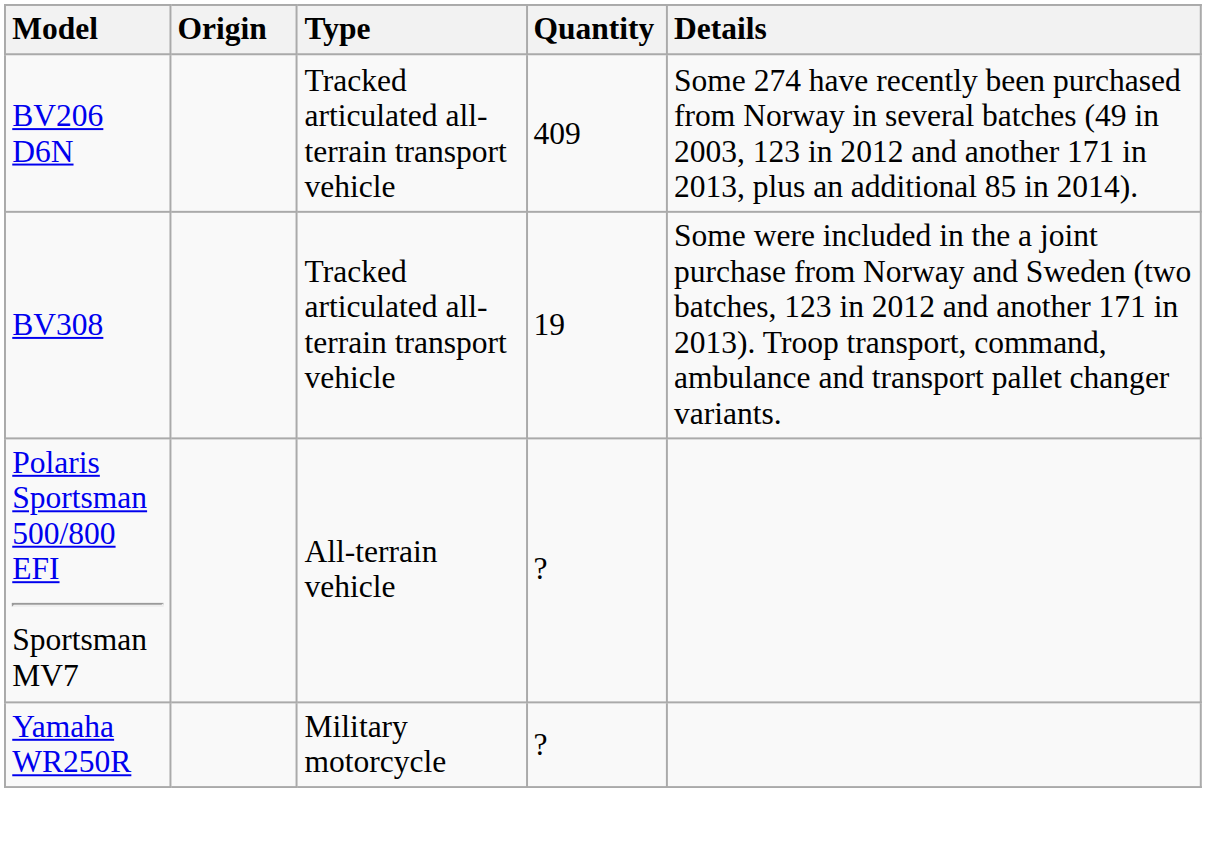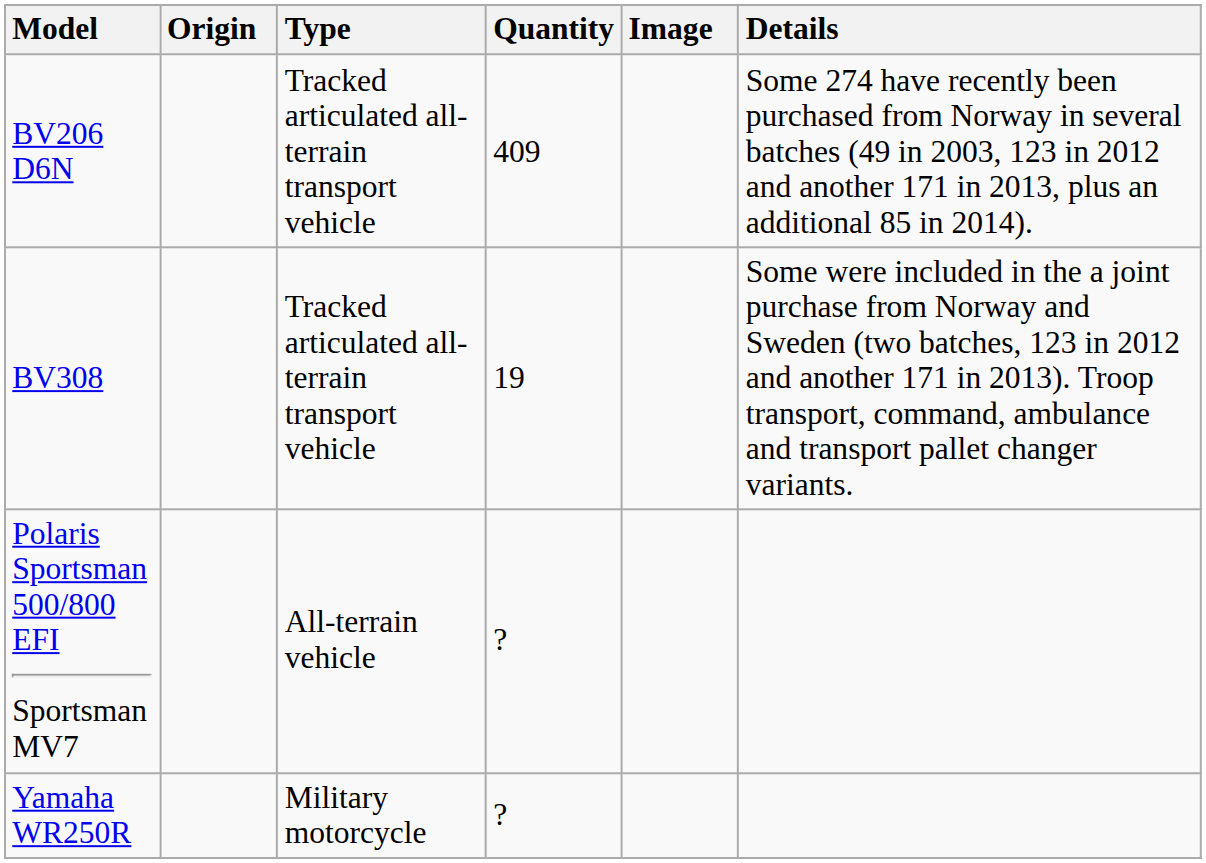+ column: (671, 29)
